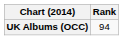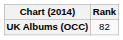(104, 27) 94 -> (104, 27) 82
